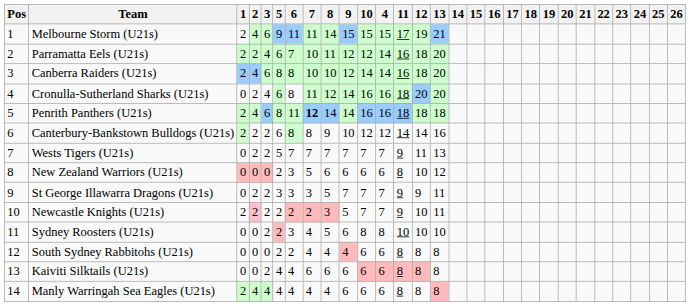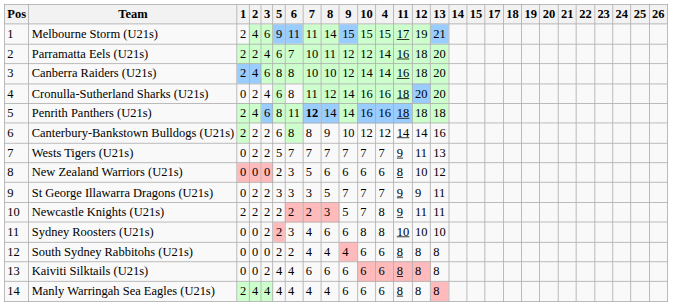- column: (494, 14)
(255, 212) pink background -> (255, 212) no background
(382, 212) 7 -> (382, 212) 8
(421, 212) 10 -> (421, 212) 11
(327, 232) 5 -> (327, 232) 6
